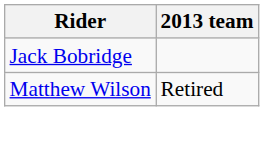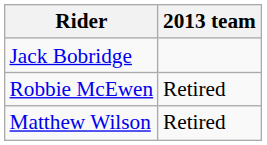+ row: (81, 88)
